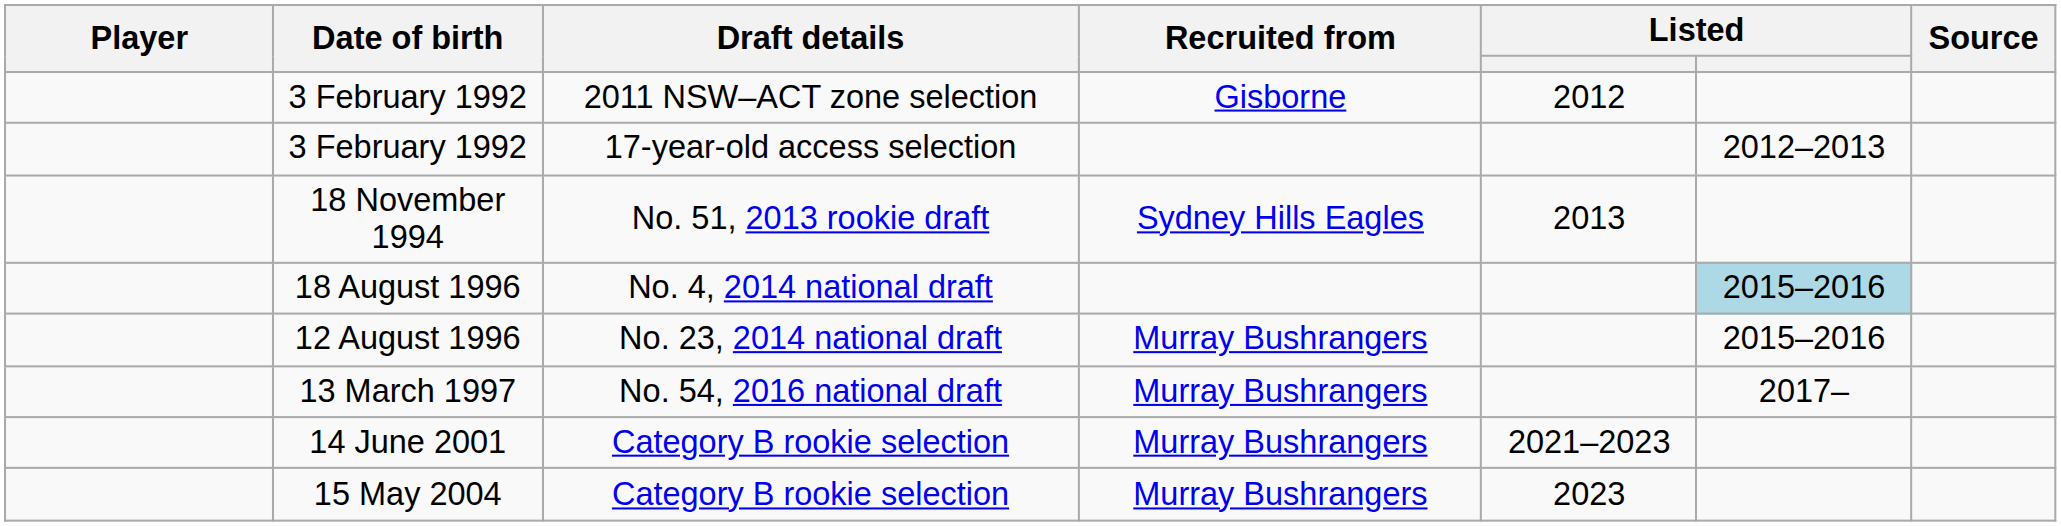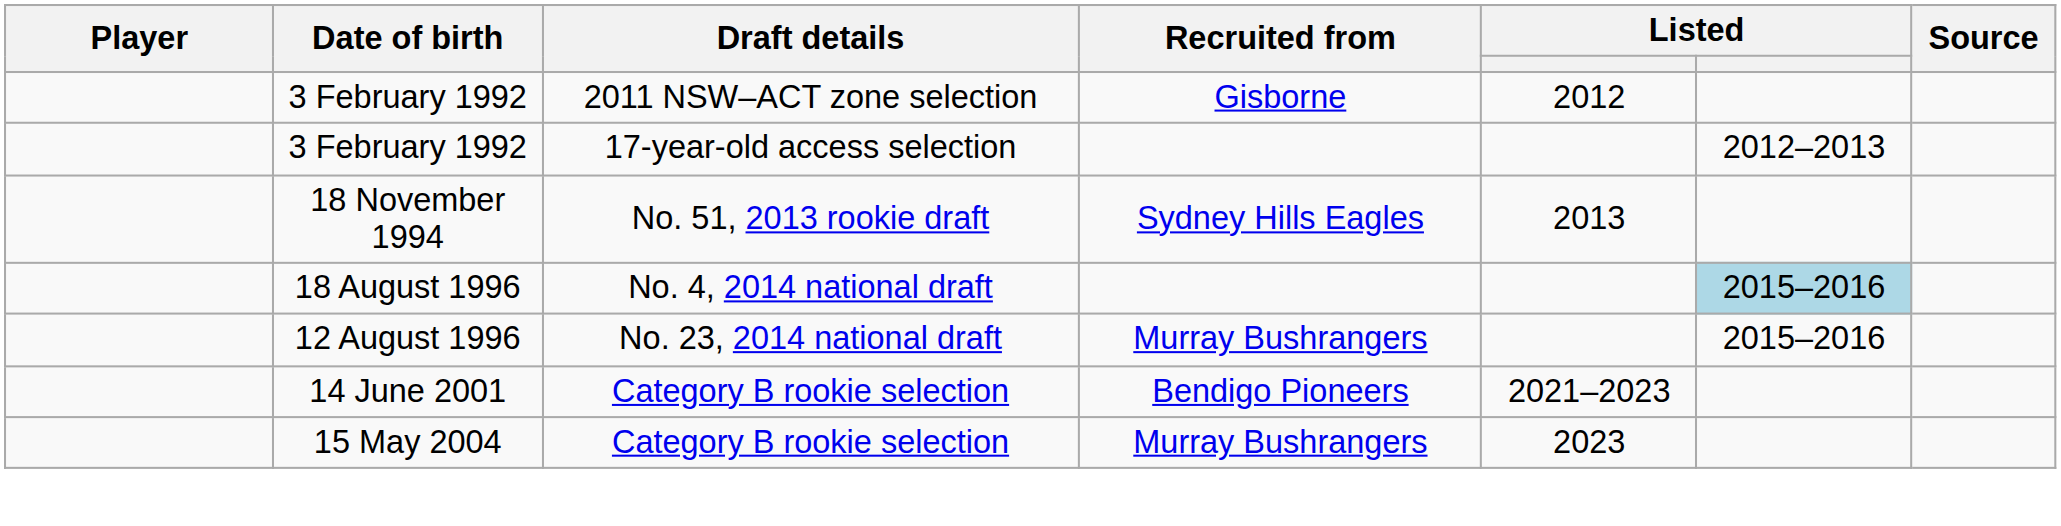- row: (408, 390)
(1280, 442) Murray Bushrangers -> (1280, 390) Bendigo Pioneers
